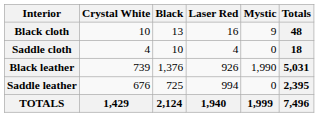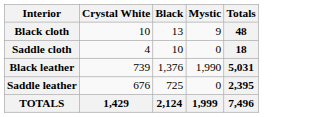- column: (213, 13)
